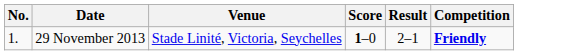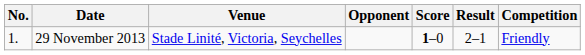+ column: (379, 15)
(460, 38) bold -> (526, 38) normal
